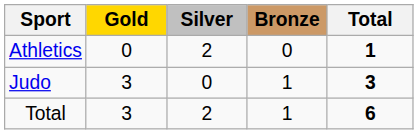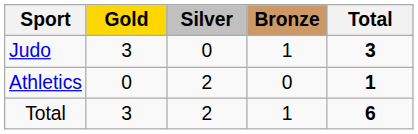rows swapped: (46, 50) <-> (30, 81)
